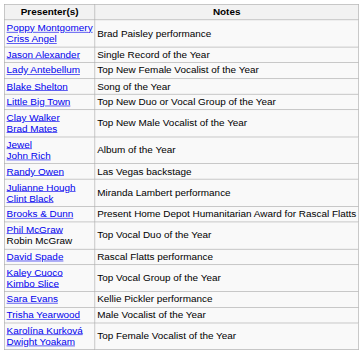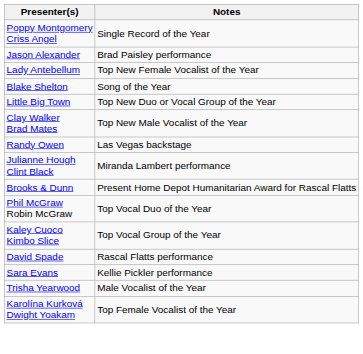(154, 33) Brad Paisley performance -> (153, 33) Single Record of the Year
(153, 54) Single Record of the Year -> (154, 54) Brad Paisley performance
- row: (29, 150)
rows swapped: (35, 278) <-> (35, 256)
